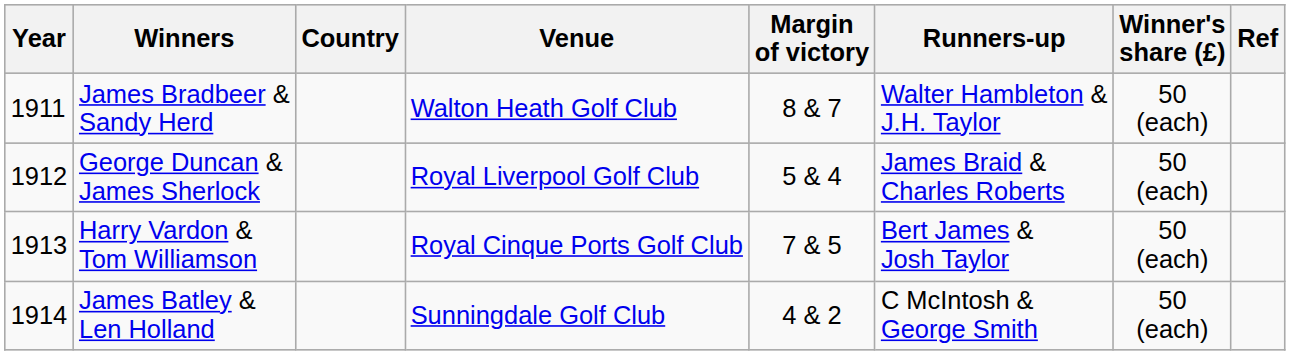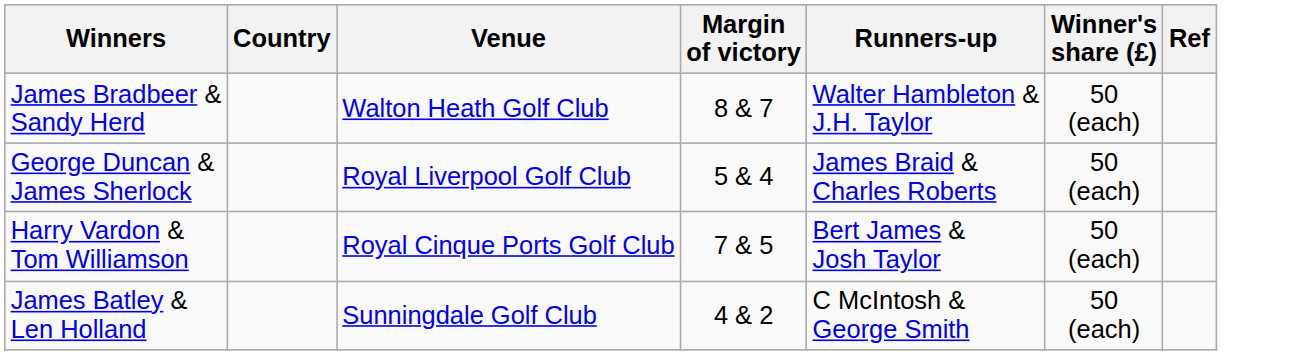- column: (39, 38)
